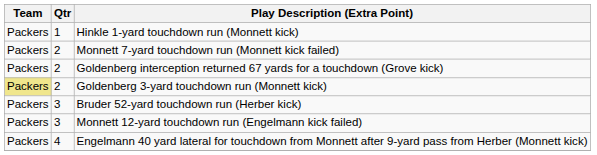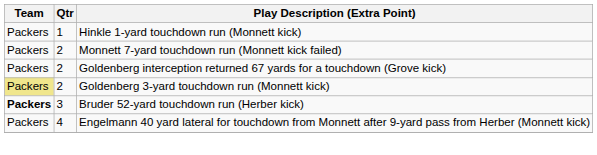(28, 104) normal -> (29, 104) bold
- row: (219, 123)
